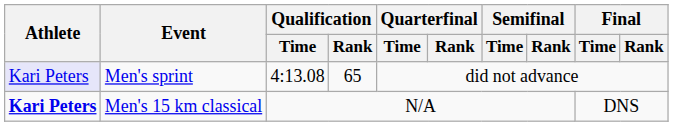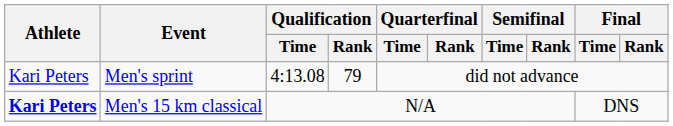(49, 76) lavender background -> (49, 76) no background
(353, 76) 65 -> (353, 76) 79
